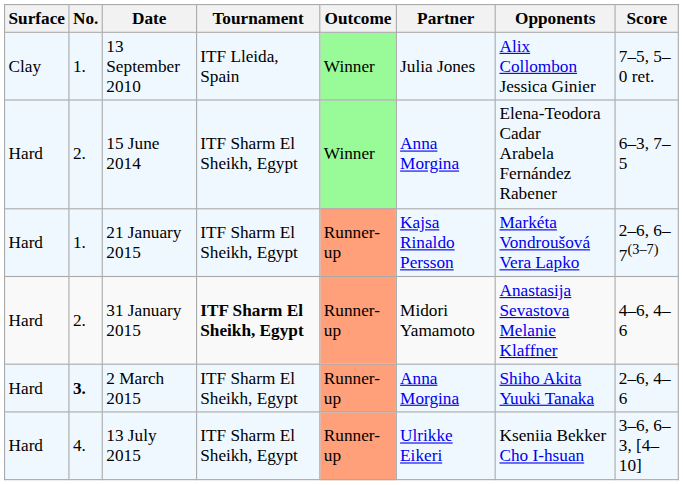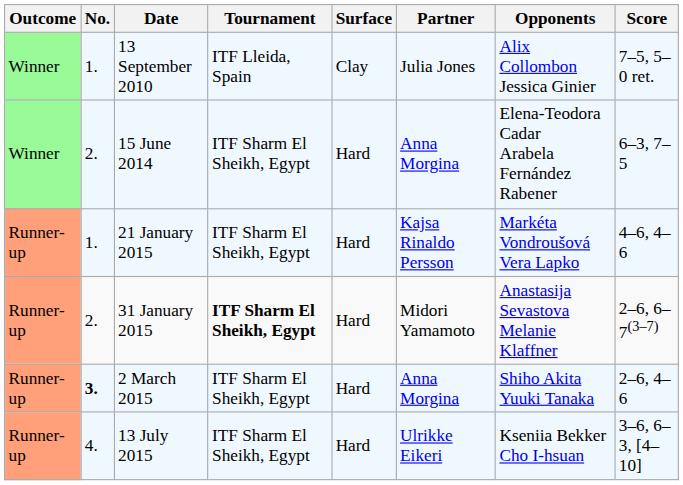columns swapped: (358, 17) <-> (37, 17)
(645, 241) 2–6, 6–7(3–7) -> (645, 241) 4–6, 4–6
(645, 319) 4–6, 4–6 -> (645, 319) 2–6, 6–7(3–7)
